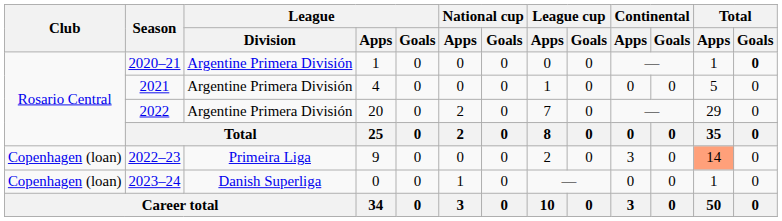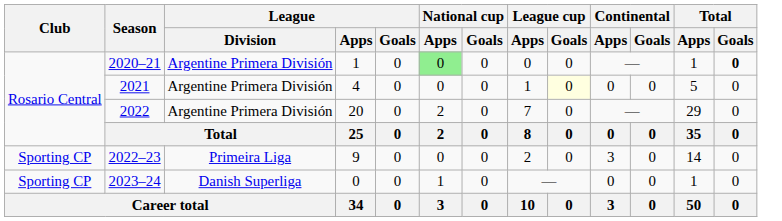(460, 63) no background -> (440, 63) lightgreen background
(589, 87) no background -> (569, 87) lightyellow background
(65, 157) Copenhagen (loan) -> (55, 157) Sporting CP
(714, 157) lightsalmon background -> (694, 157) no background
(65, 181) Copenhagen (loan) -> (55, 181) Sporting CP
